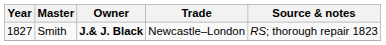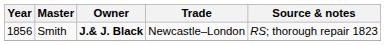(20, 31) 1827 -> (20, 31) 1856
